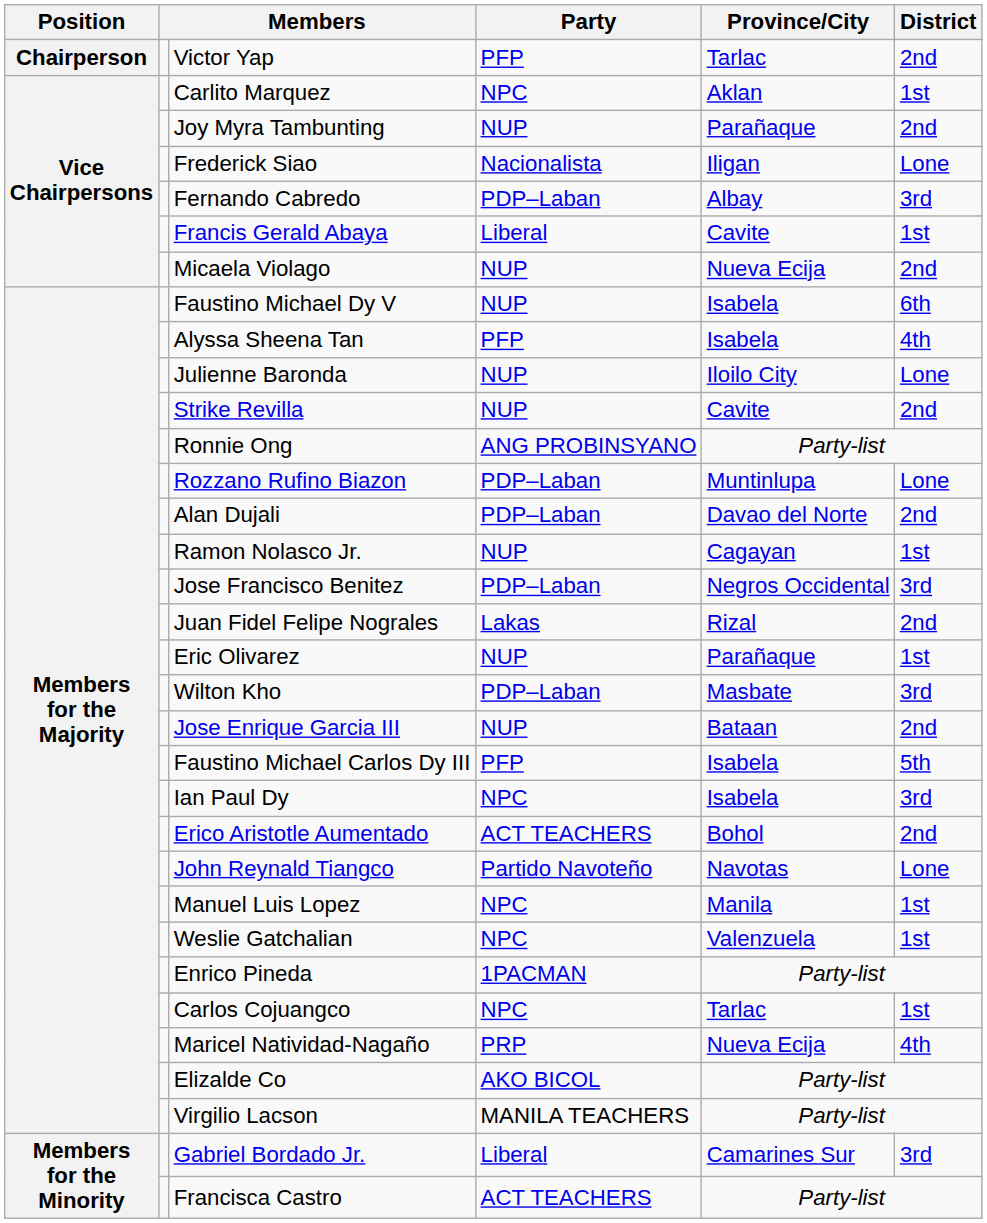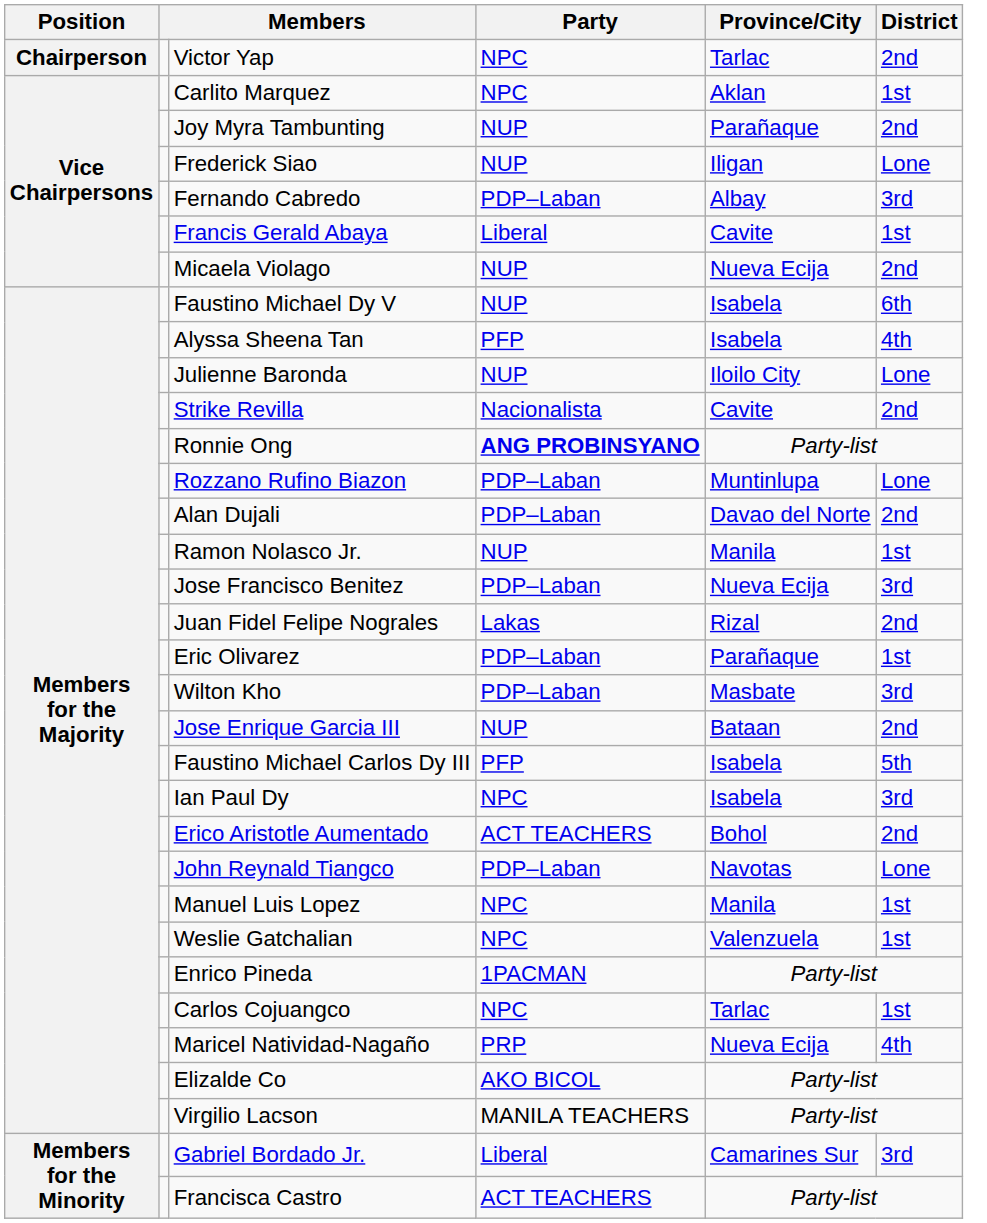(502, 57) PFP -> (504, 57) NPC
(541, 163) Nacionalista -> (504, 163) NUP
(504, 410) NUP -> (541, 410) Nacionalista
(589, 445) normal -> (590, 445) bold
(751, 551) Cagayan -> (743, 551) Manila
(798, 586) Negros Occidental -> (769, 586) Nueva Ecija
(504, 657) NUP -> (541, 657) PDP–Laban
(567, 868) Partido Navoteño -> (541, 868) PDP–Laban
